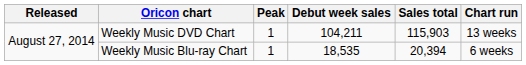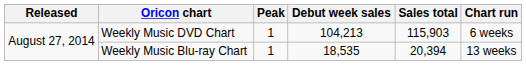(341, 32) 104,211 -> (341, 32) 104,213
(491, 32) 13 weeks -> (491, 32) 6 weeks
(491, 51) 6 weeks -> (491, 51) 13 weeks
